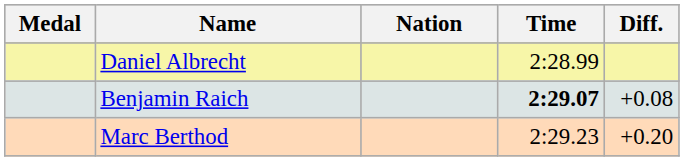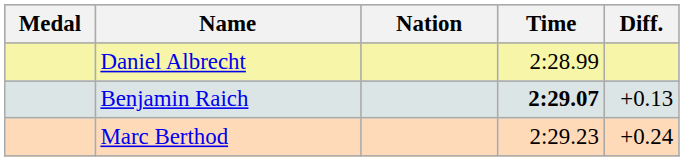(647, 99) +0.08 -> (647, 99) +0.13
(647, 137) +0.20 -> (647, 137) +0.24
